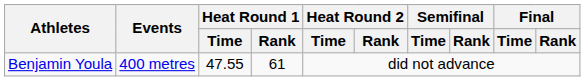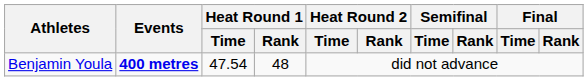(157, 65) normal -> (159, 65) bold
(225, 65) 47.55 -> (228, 65) 47.54
(277, 65) 61 -> (280, 65) 48
